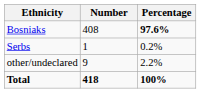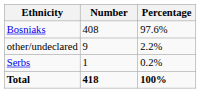(155, 29) bold -> (154, 29) normal
rows swapped: (18, 46) <-> (42, 63)
